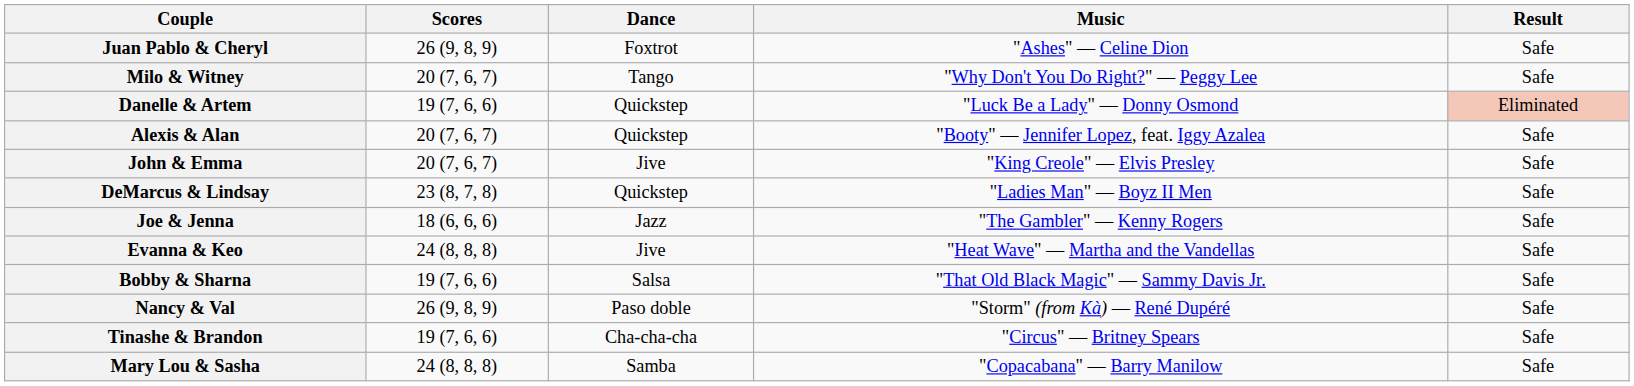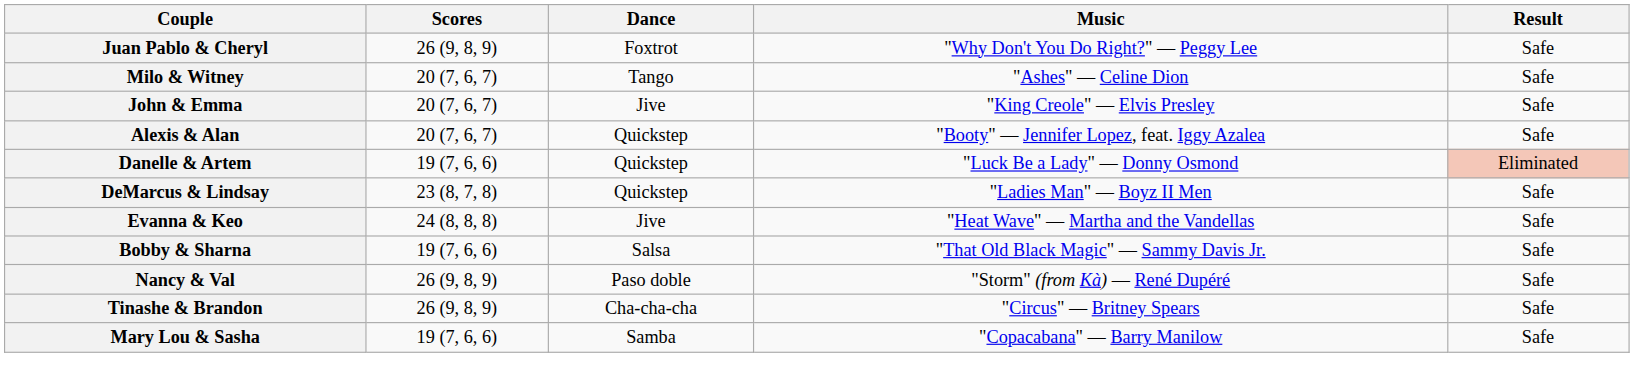(1101, 47) "Ashes" — Celine Dion -> (1101, 47) "Why Don't You Do Right?" — Peggy Lee
(1101, 76) "Why Don't You Do Right?" — Peggy Lee -> (1101, 76) "Ashes" — Celine Dion
rows swapped: (185, 105) <-> (185, 163)
- row: (185, 221)
(457, 337) 19 (7, 6, 6) -> (457, 308) 26 (9, 8, 9)
(457, 366) 24 (8, 8, 8) -> (457, 337) 19 (7, 6, 6)
